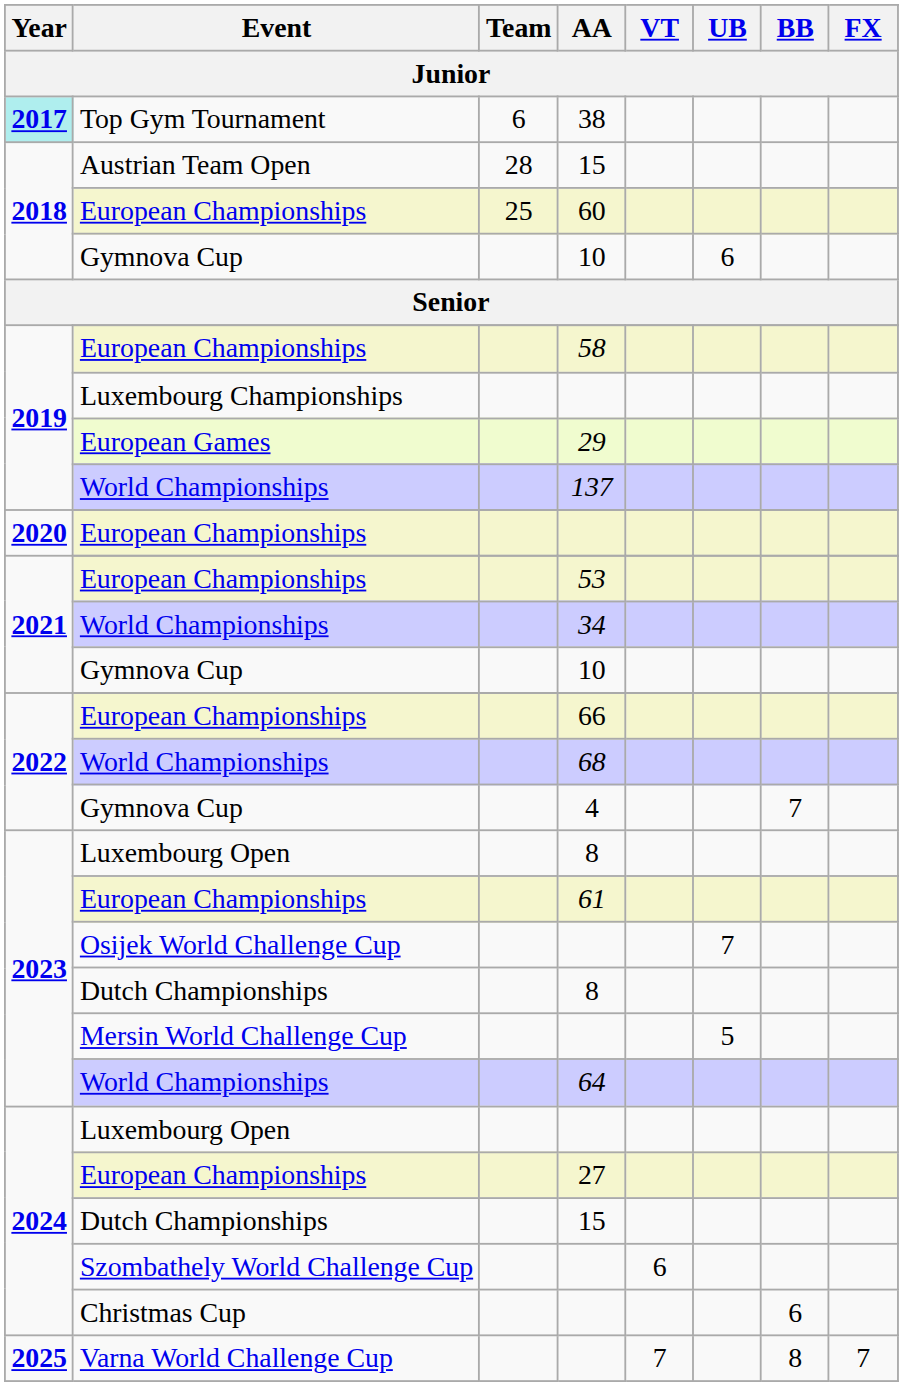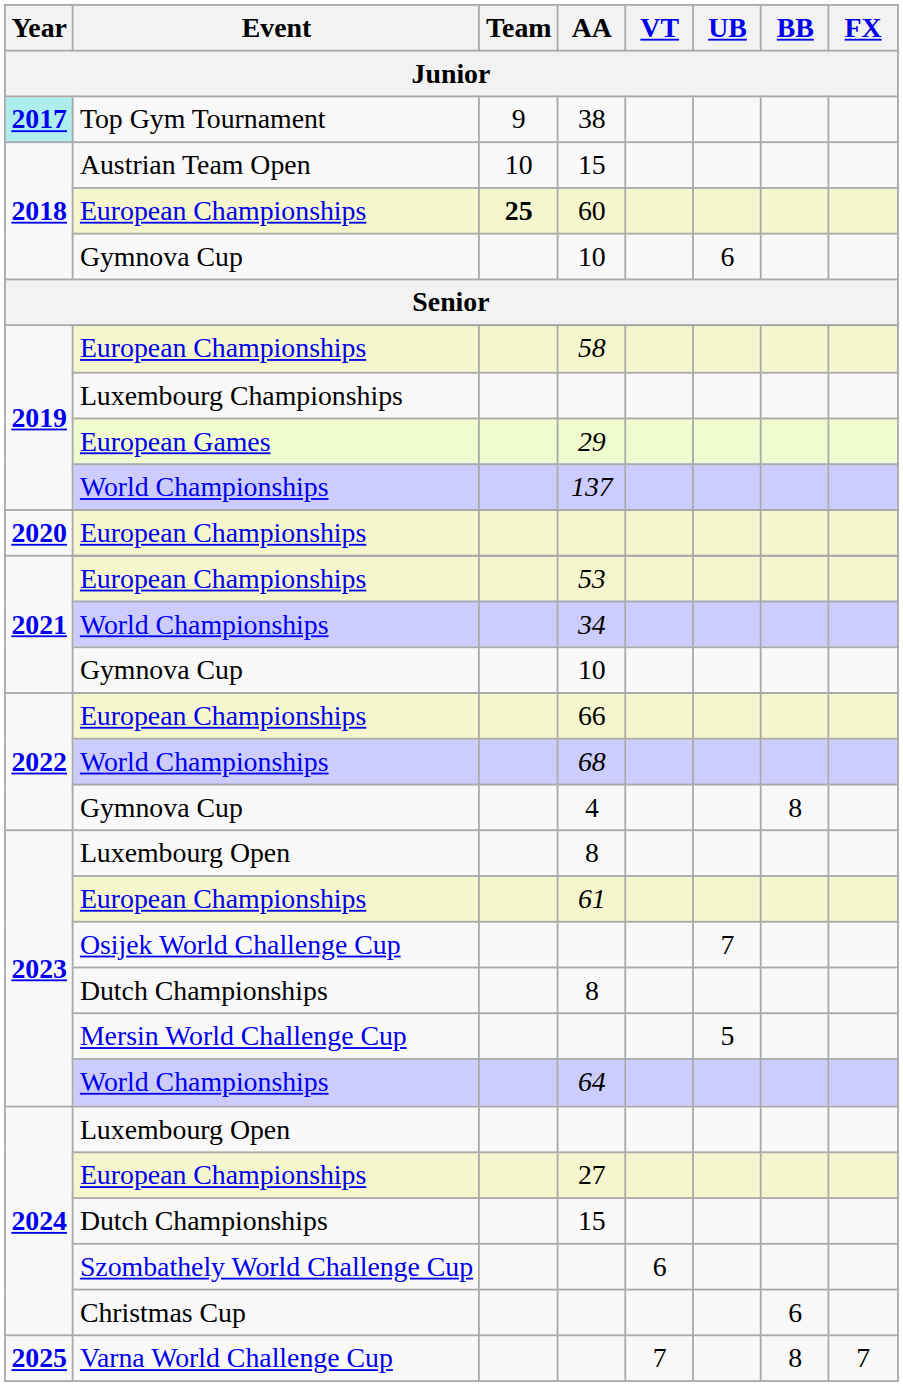(519, 119) 6 -> (519, 119) 9
(519, 165) 28 -> (519, 165) 10
(519, 211) normal -> (519, 211) bold
(795, 807) 7 -> (795, 807) 8
